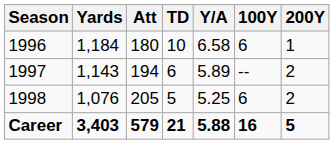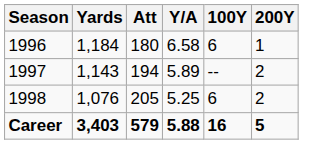- column: (178, 17)
